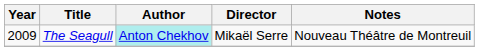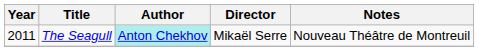(22, 35) 2009 -> (22, 35) 2011
